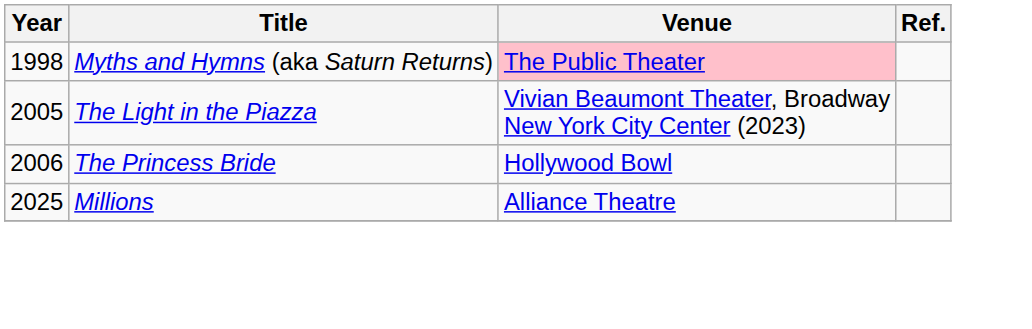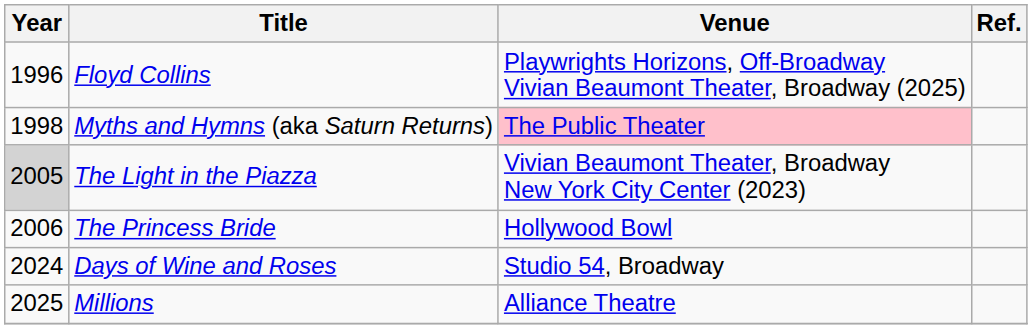+ row: (143, 74)
(37, 112) no background -> (37, 177) lightgrey background
+ row: (205, 266)
